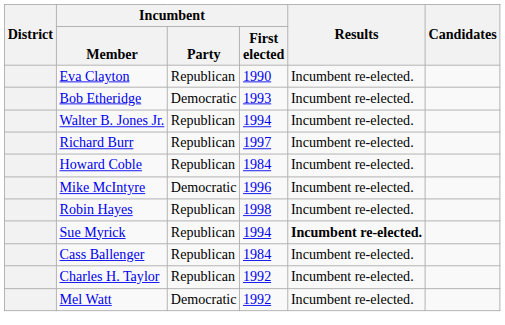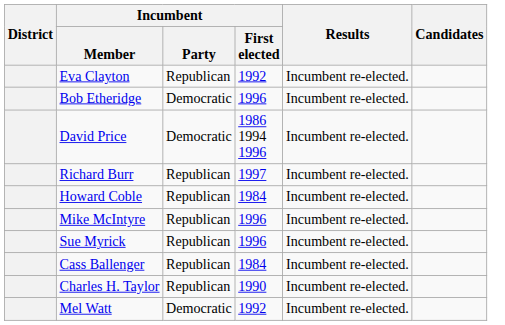(257, 76) 1990 -> (252, 76) 1992
(257, 98) 1993 -> (252, 98) 1996
- row: (112, 120)
+ row: (93, 136)
(204, 187) Democratic -> (198, 219) Republican
- row: (96, 210)
(257, 232) 1994 -> (252, 241) 1996
(356, 232) bold -> (347, 241) normal
(257, 277) 1992 -> (252, 286) 1990
